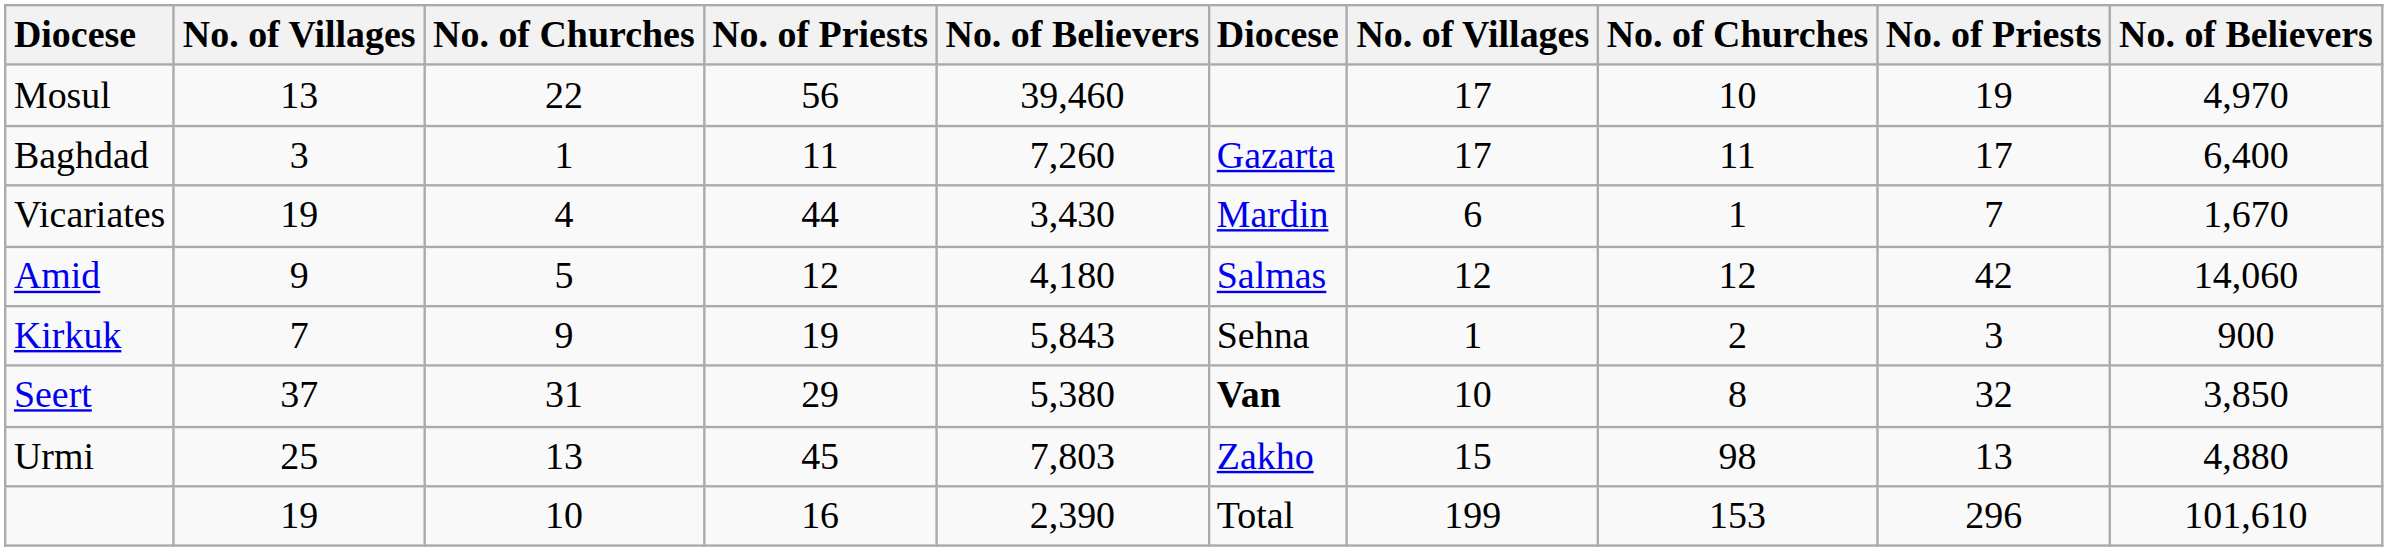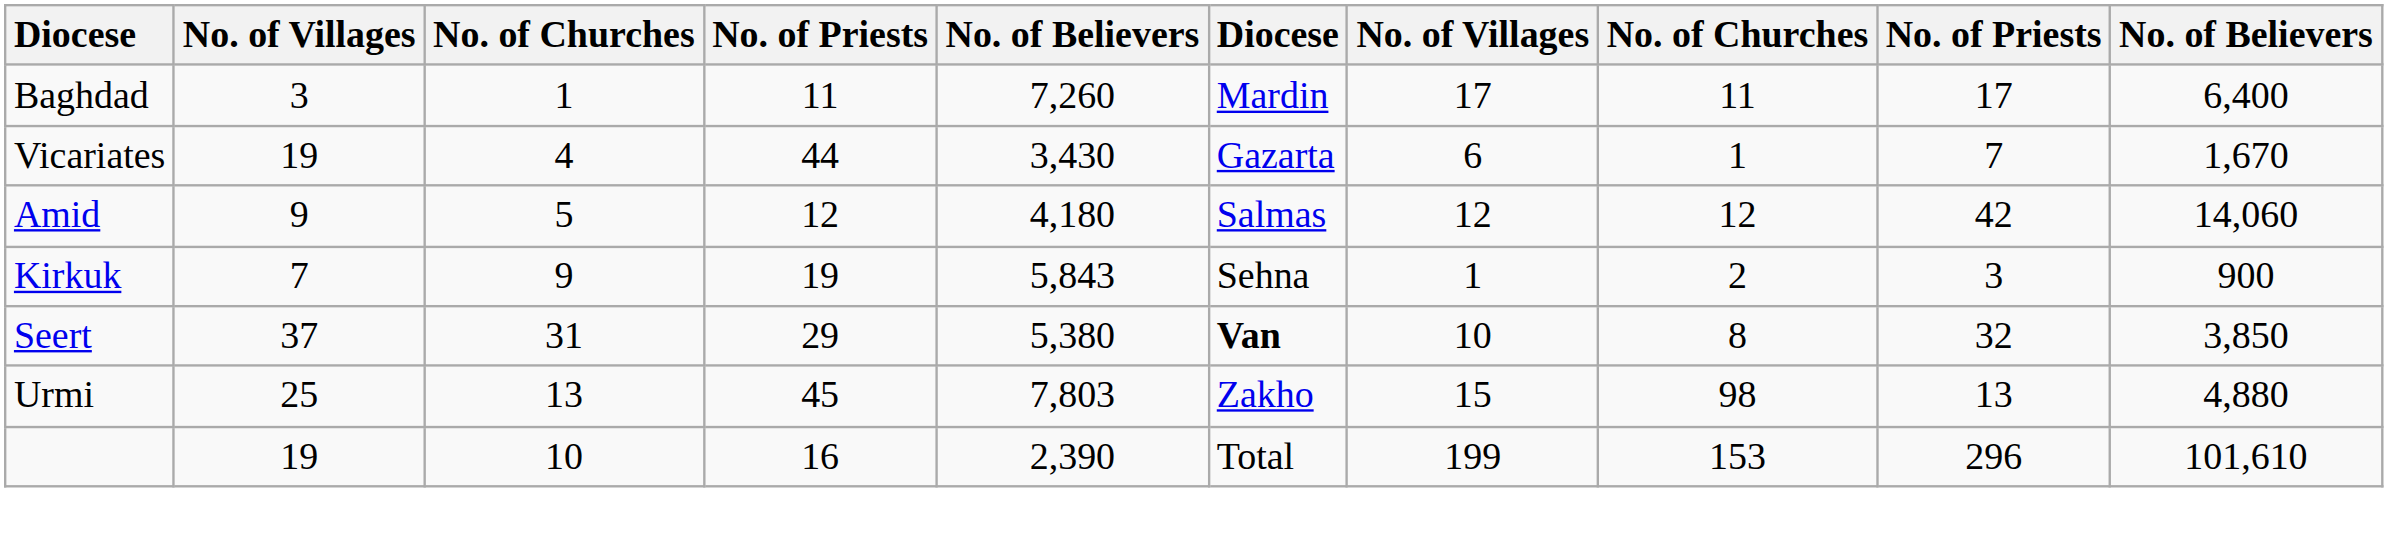- row: (62, 94)
(1276, 154) Gazarta -> (1273, 94) Mardin
(1273, 214) Mardin -> (1276, 154) Gazarta
